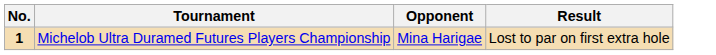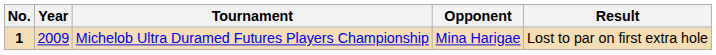+ column: (53, 16)
